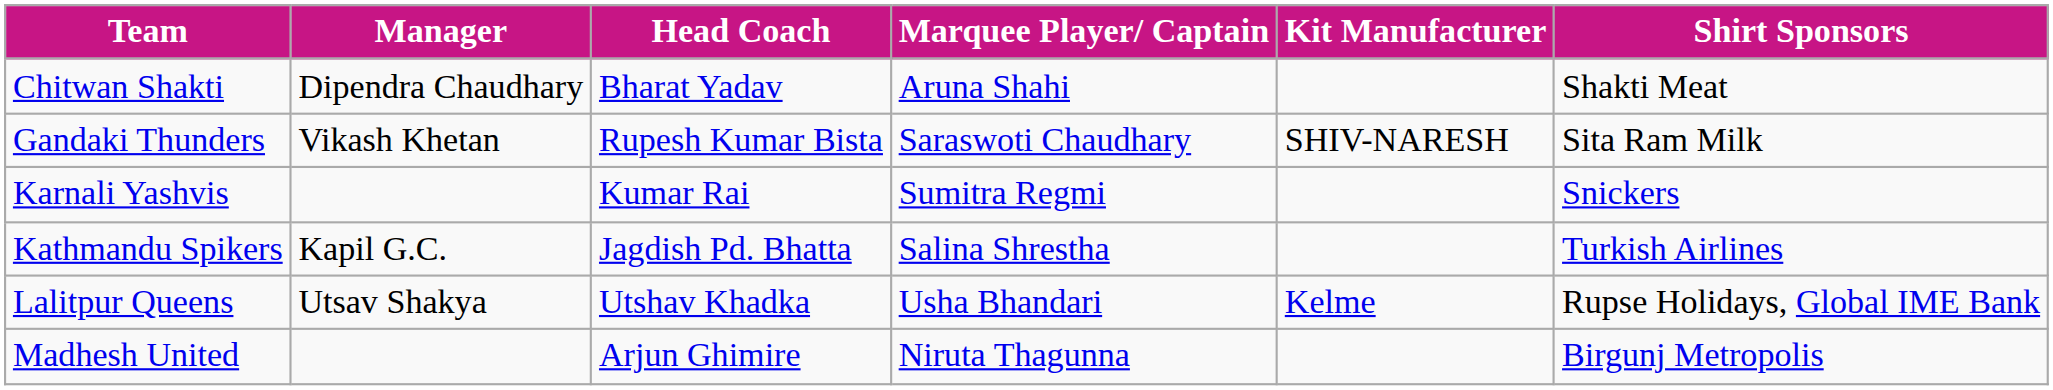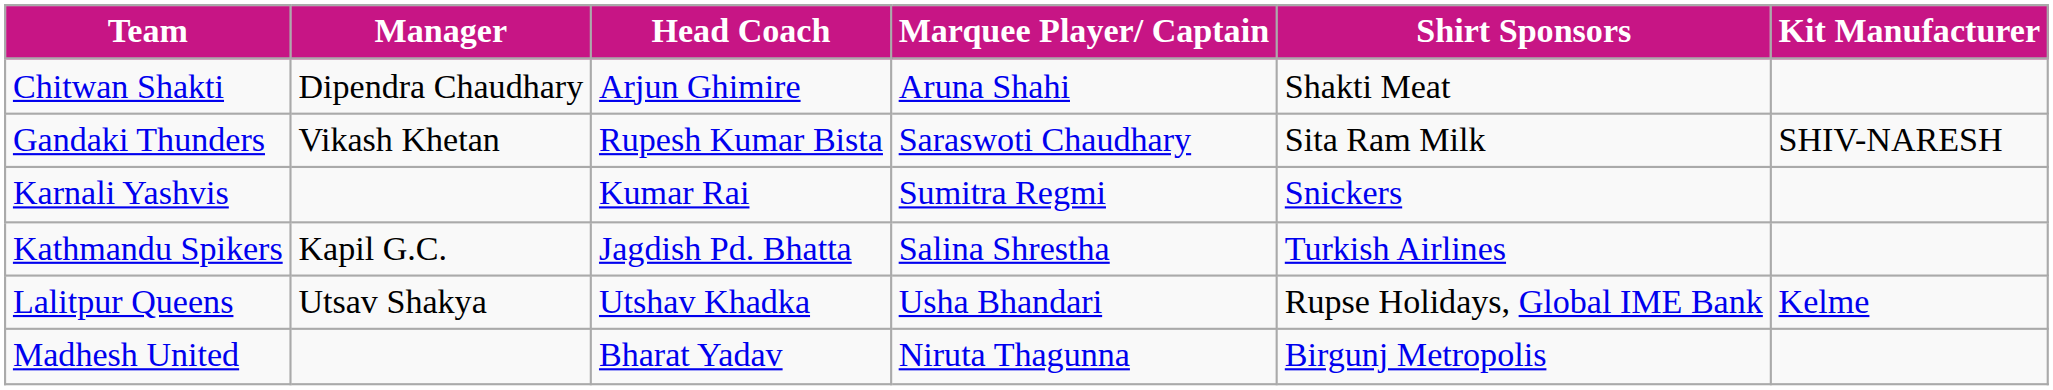columns swapped: (1416, 31) <-> (1801, 31)
(691, 85) Bharat Yadav -> (700, 85) Arjun Ghimire
(700, 355) Arjun Ghimire -> (691, 355) Bharat Yadav
